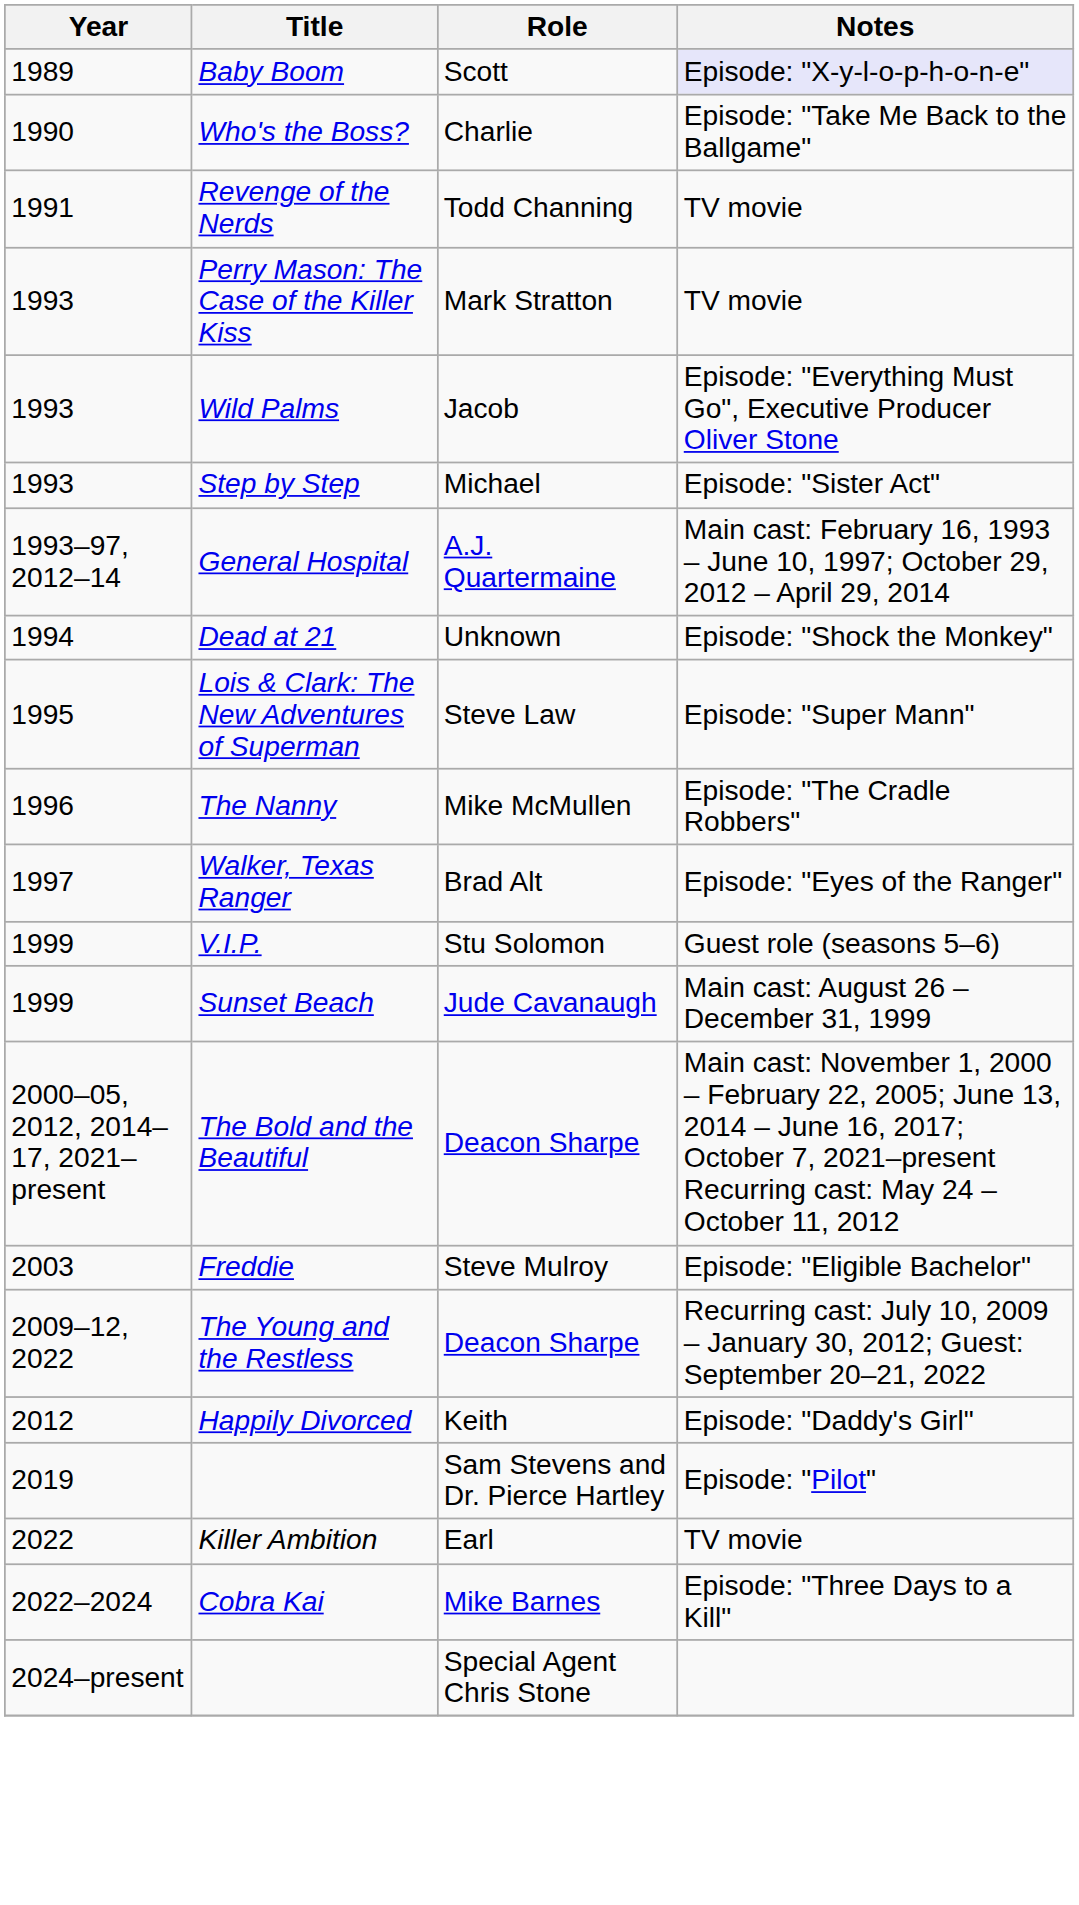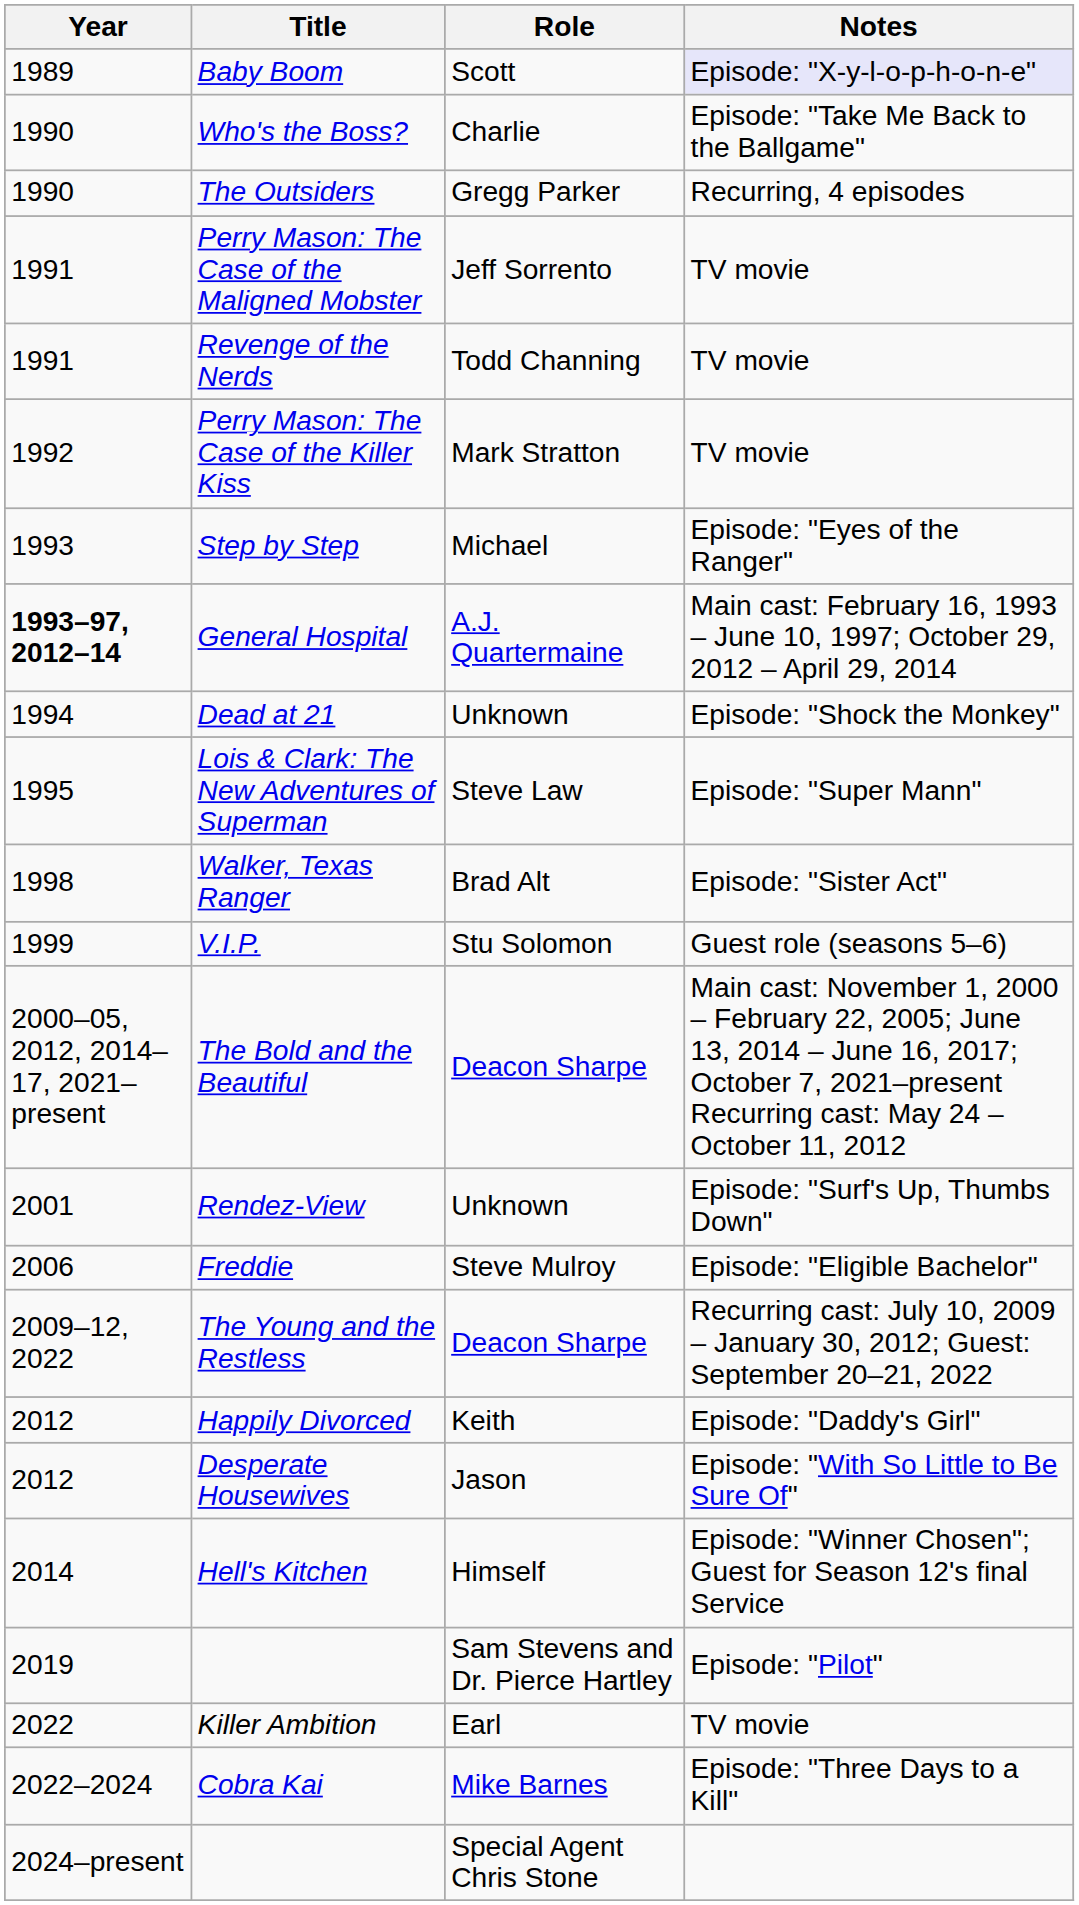+ row: (286, 192)
+ row: (310, 268)
(43, 300) 1993 -> (43, 453) 1992
- row: (269, 408)
(812, 484) Episode: "Sister Act" -> (825, 545) Episode: "Eyes of the Ranger"
(70, 561) normal -> (70, 637) bold
- row: (267, 806)
(43, 882) 1997 -> (43, 882) 1998
(873, 882) Episode: "Eyes of the Ranger" -> (819, 882) Episode: "Sister Act"
- row: (286, 1003)
+ row: (281, 1206)
(43, 1266) 2003 -> (43, 1266) 2006
+ row: (274, 1480)
+ row: (282, 1572)
